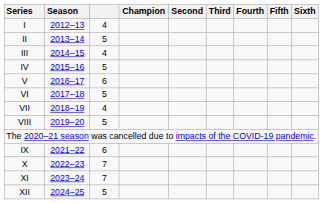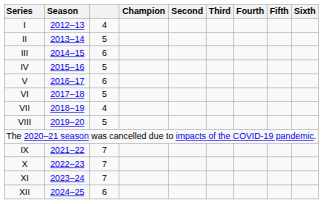(104, 53) 4 -> (104, 53) 6
(104, 150) 6 -> (104, 150) 7
(104, 192) 5 -> (104, 192) 6
